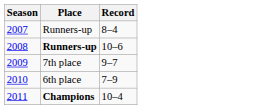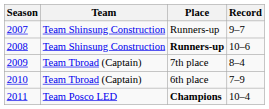+ column: (104, 12)
(110, 29) 8–4 -> (237, 29) 9–7
(110, 63) 9–7 -> (237, 63) 8–4
